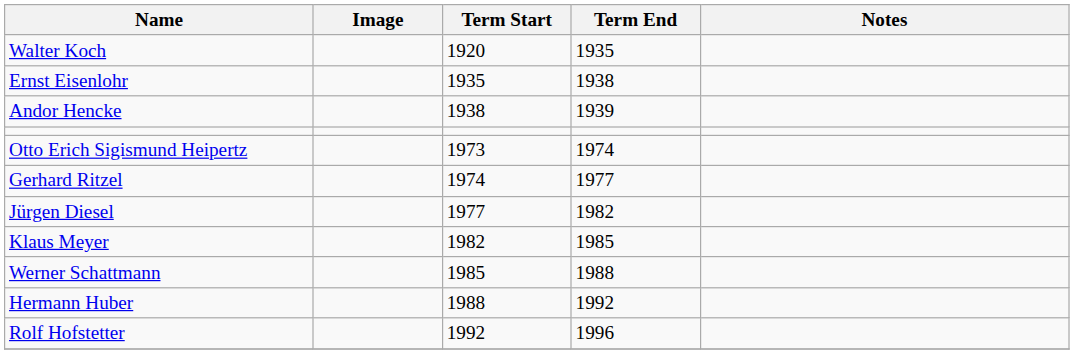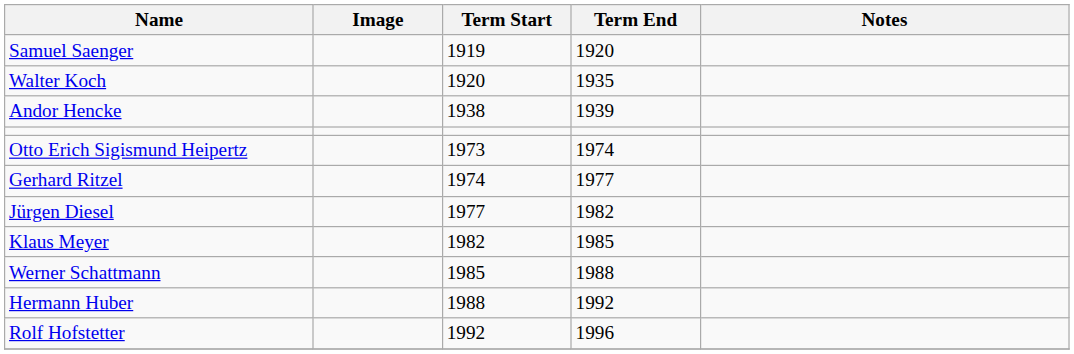+ row: (71, 50)
- row: (68, 80)
